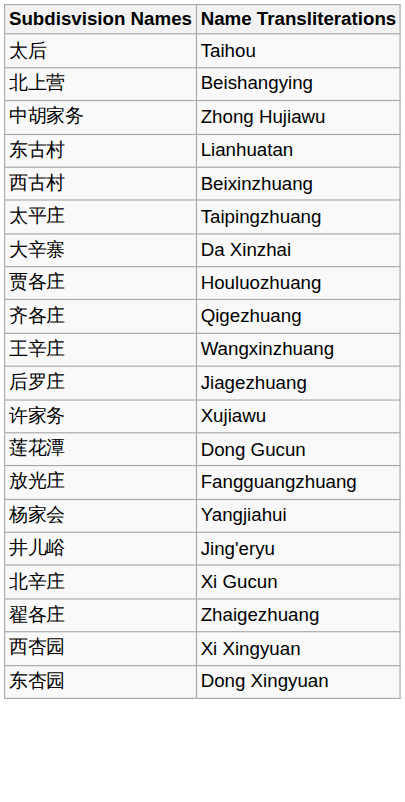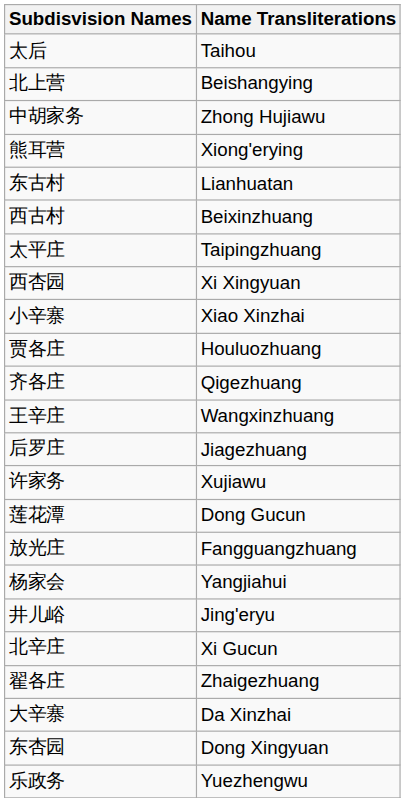+ row: (37, 149)
rows swapped: (37, 249) <-> (37, 647)
+ row: (37, 315)
+ row: (37, 780)
